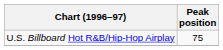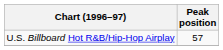(198, 38) 75 -> (198, 38) 57
